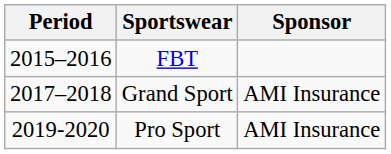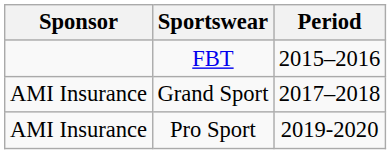columns swapped: (61, 22) <-> (312, 22)
